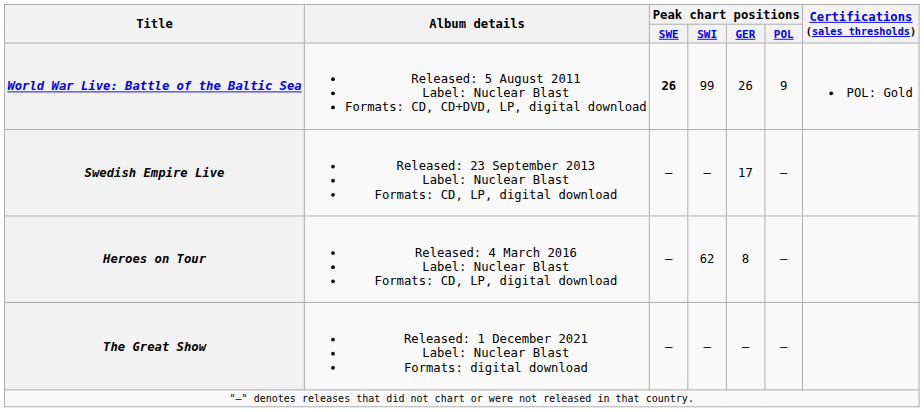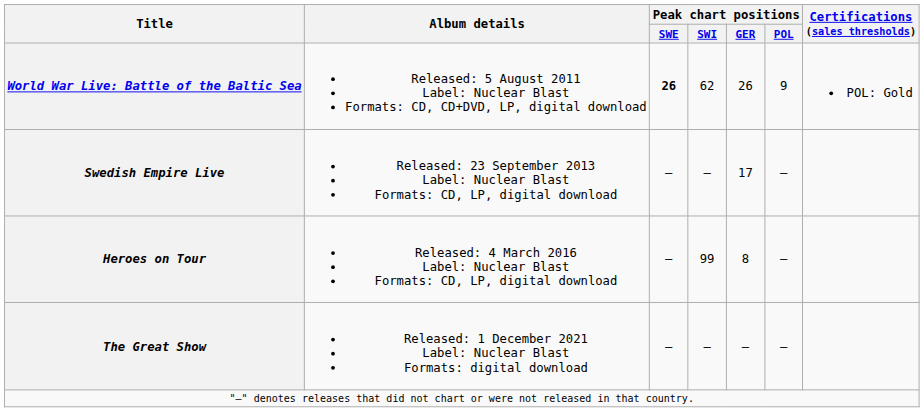(707, 86) 99 -> (707, 86) 62
(707, 260) 62 -> (707, 260) 99
